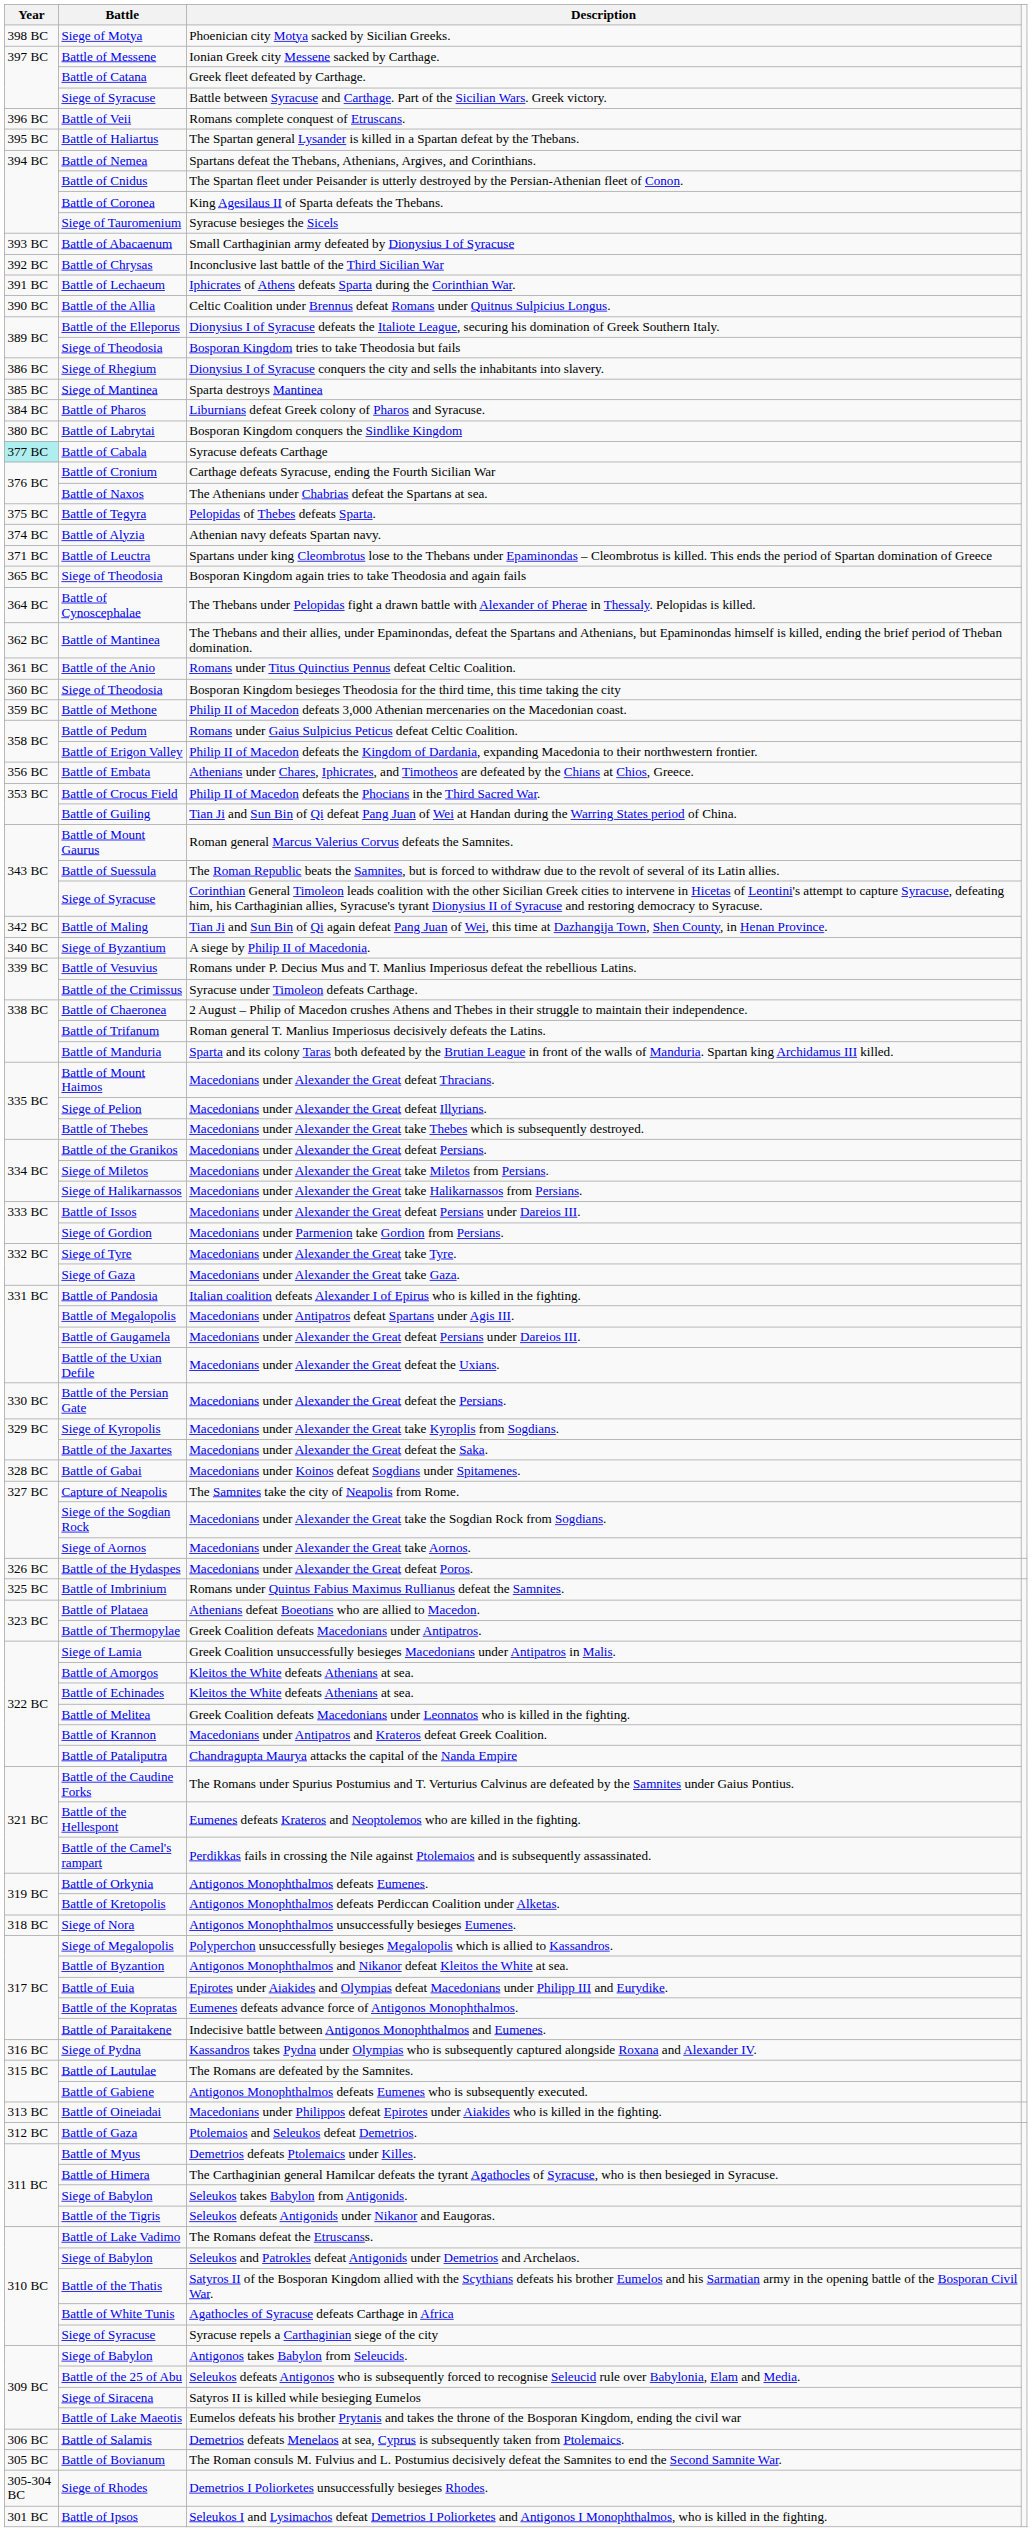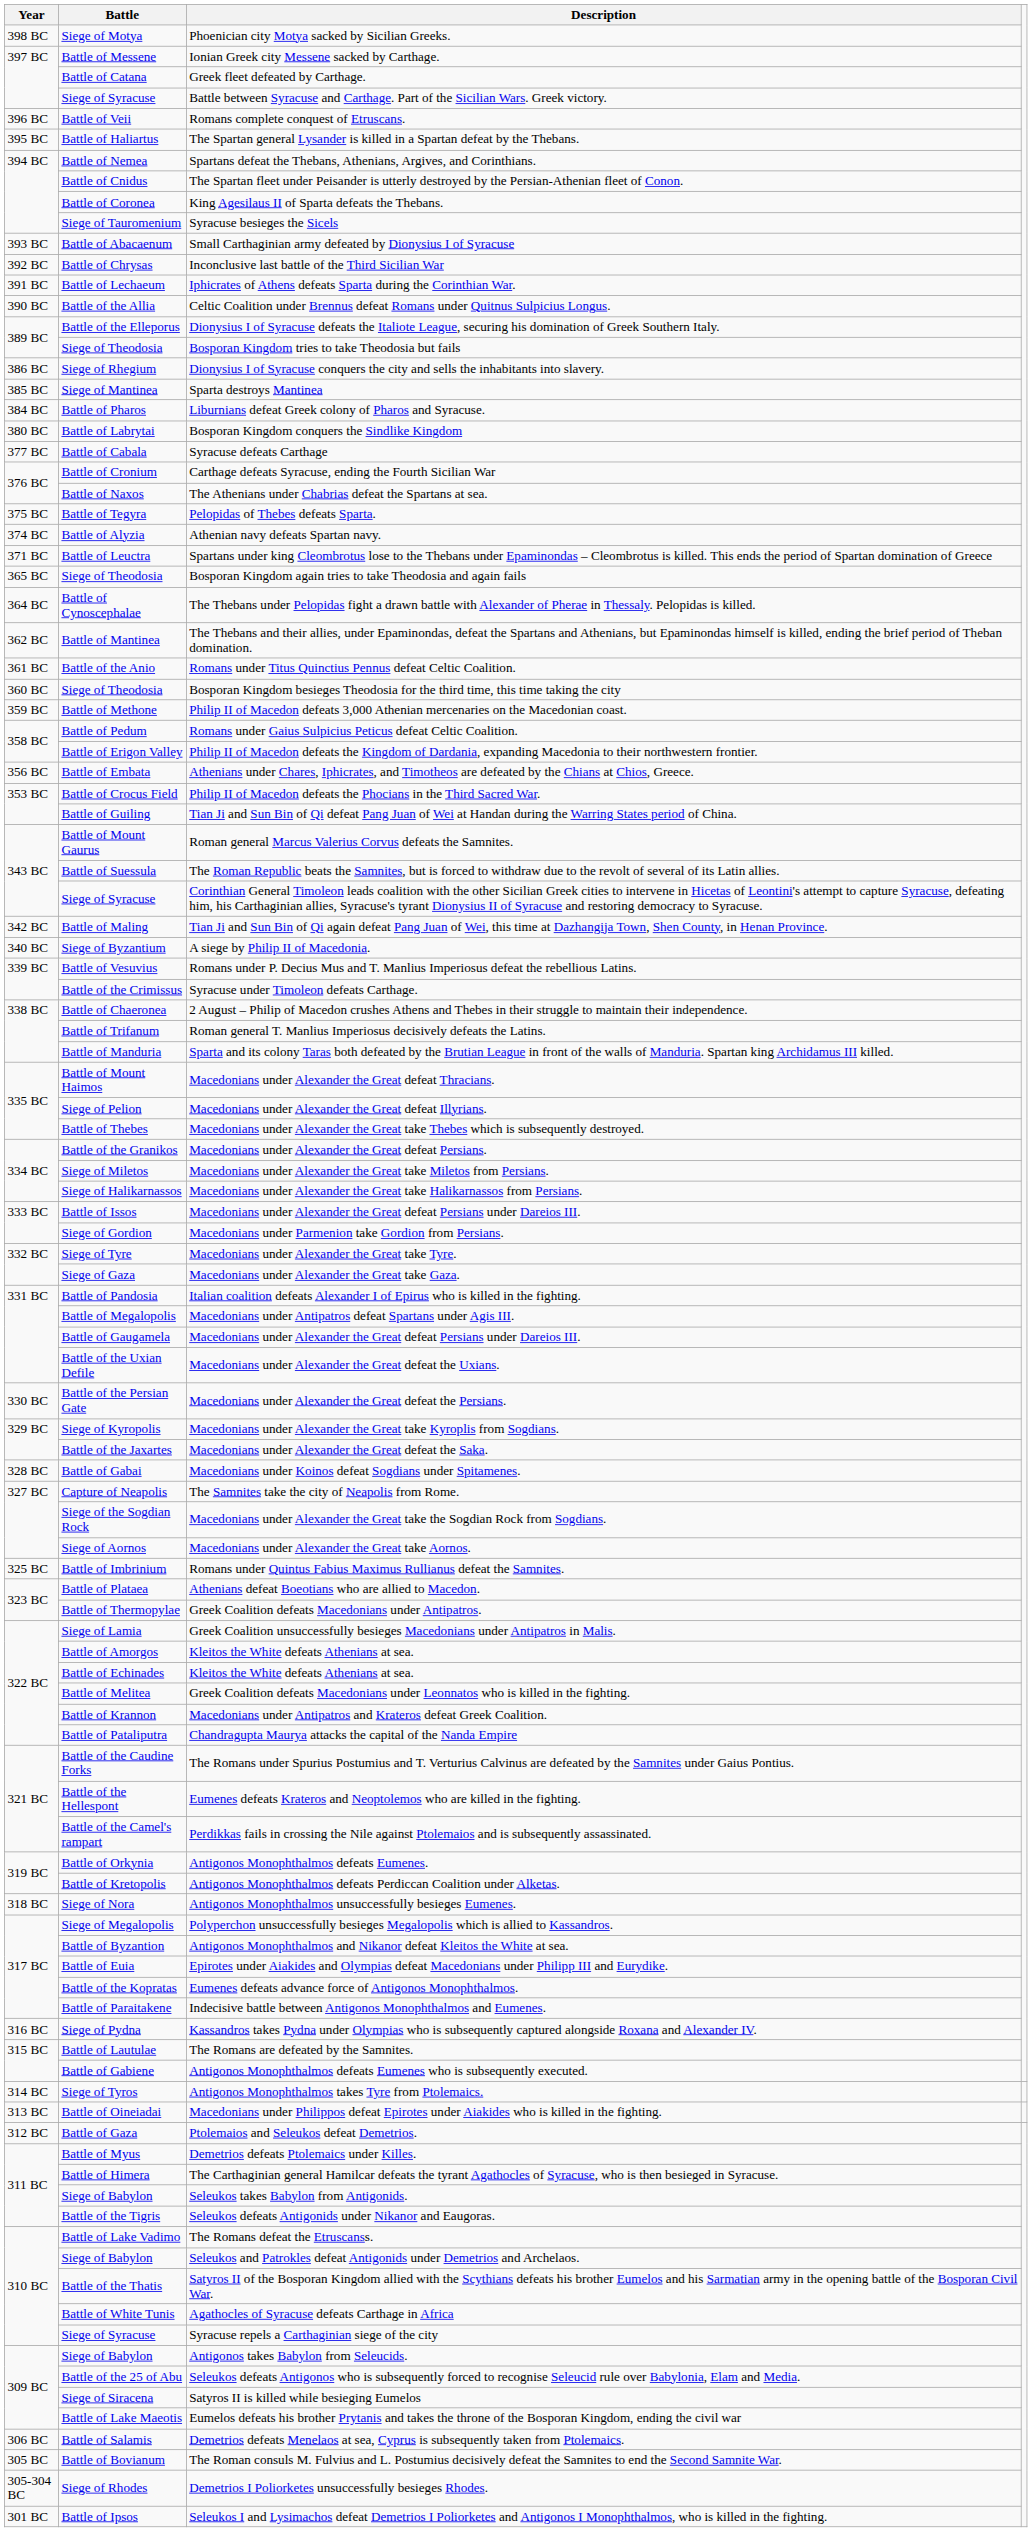(28, 451) paleturquoise background -> (28, 451) no background
- row: (121, 1568)
+ row: (99, 2091)
